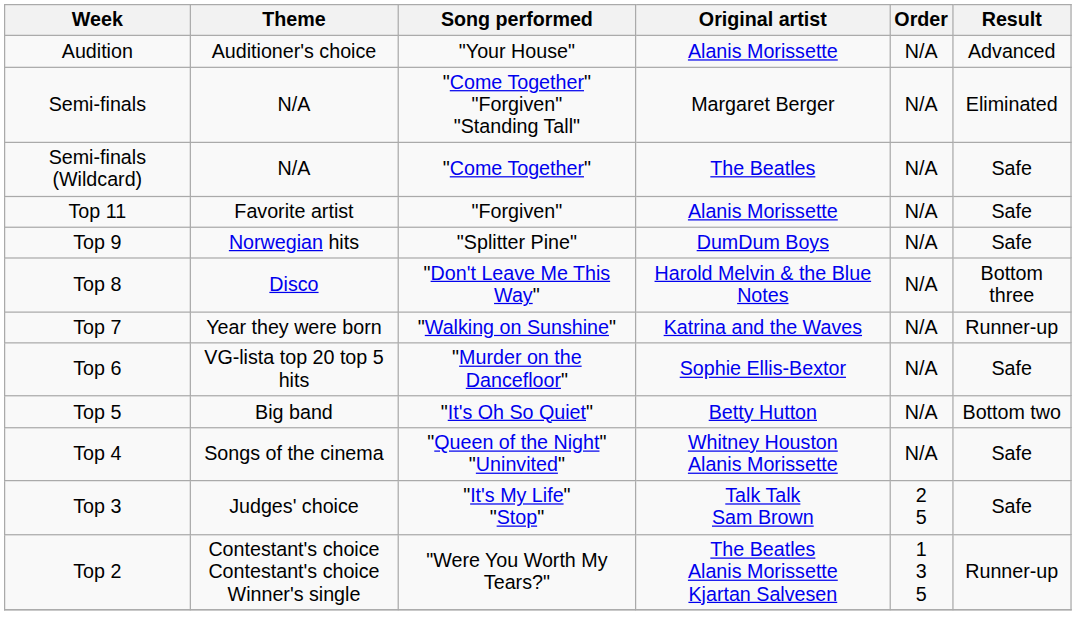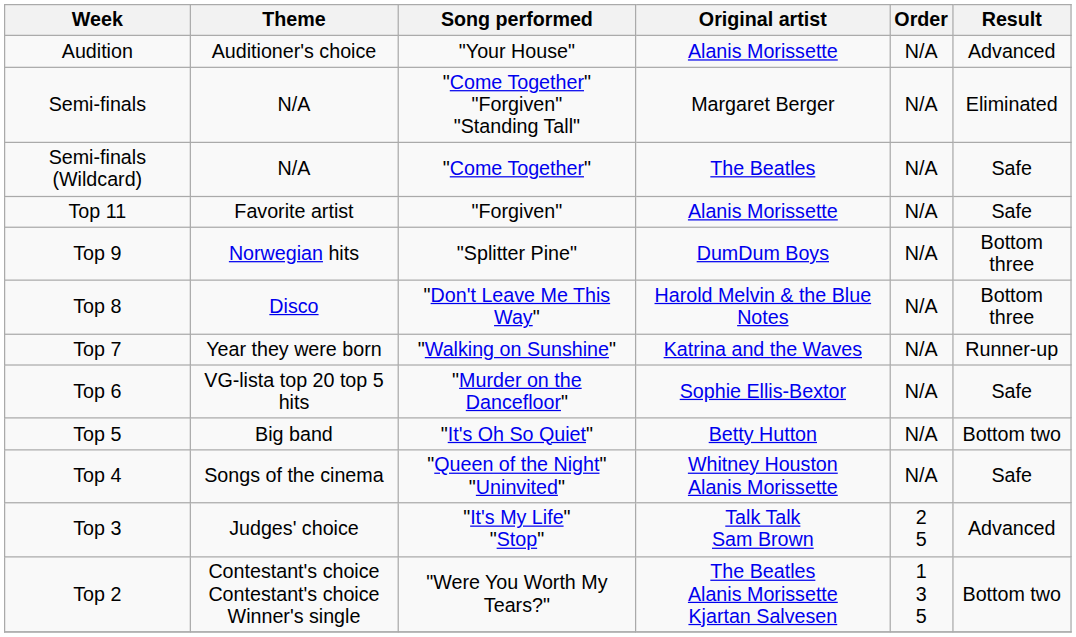(1012, 242) Safe -> (1012, 253) Bottom three
(1012, 507) Safe -> (1012, 529) Advanced
(1012, 571) Runner-up -> (1012, 593) Bottom two
